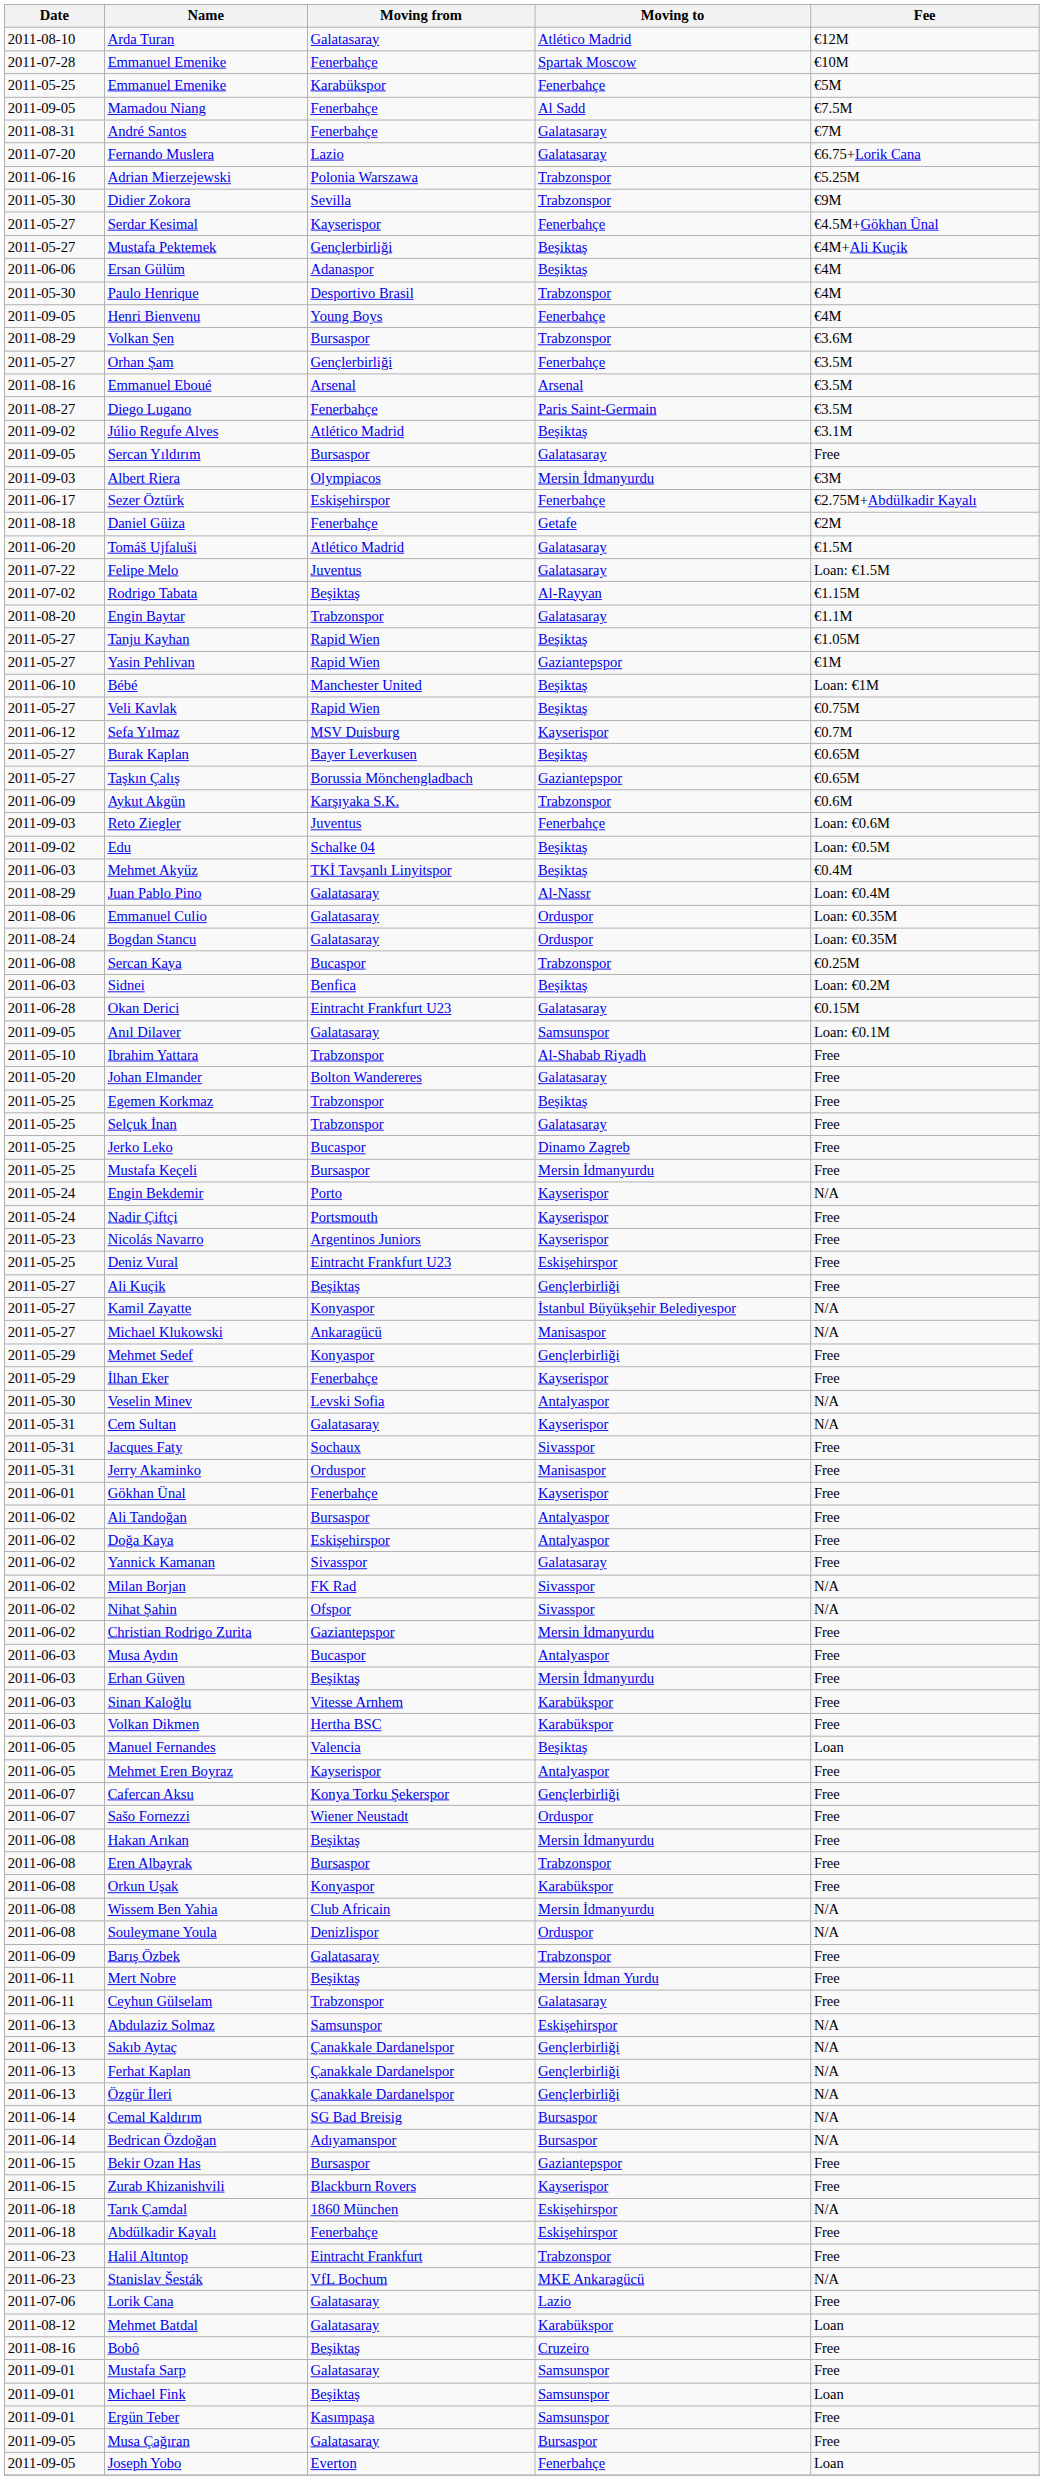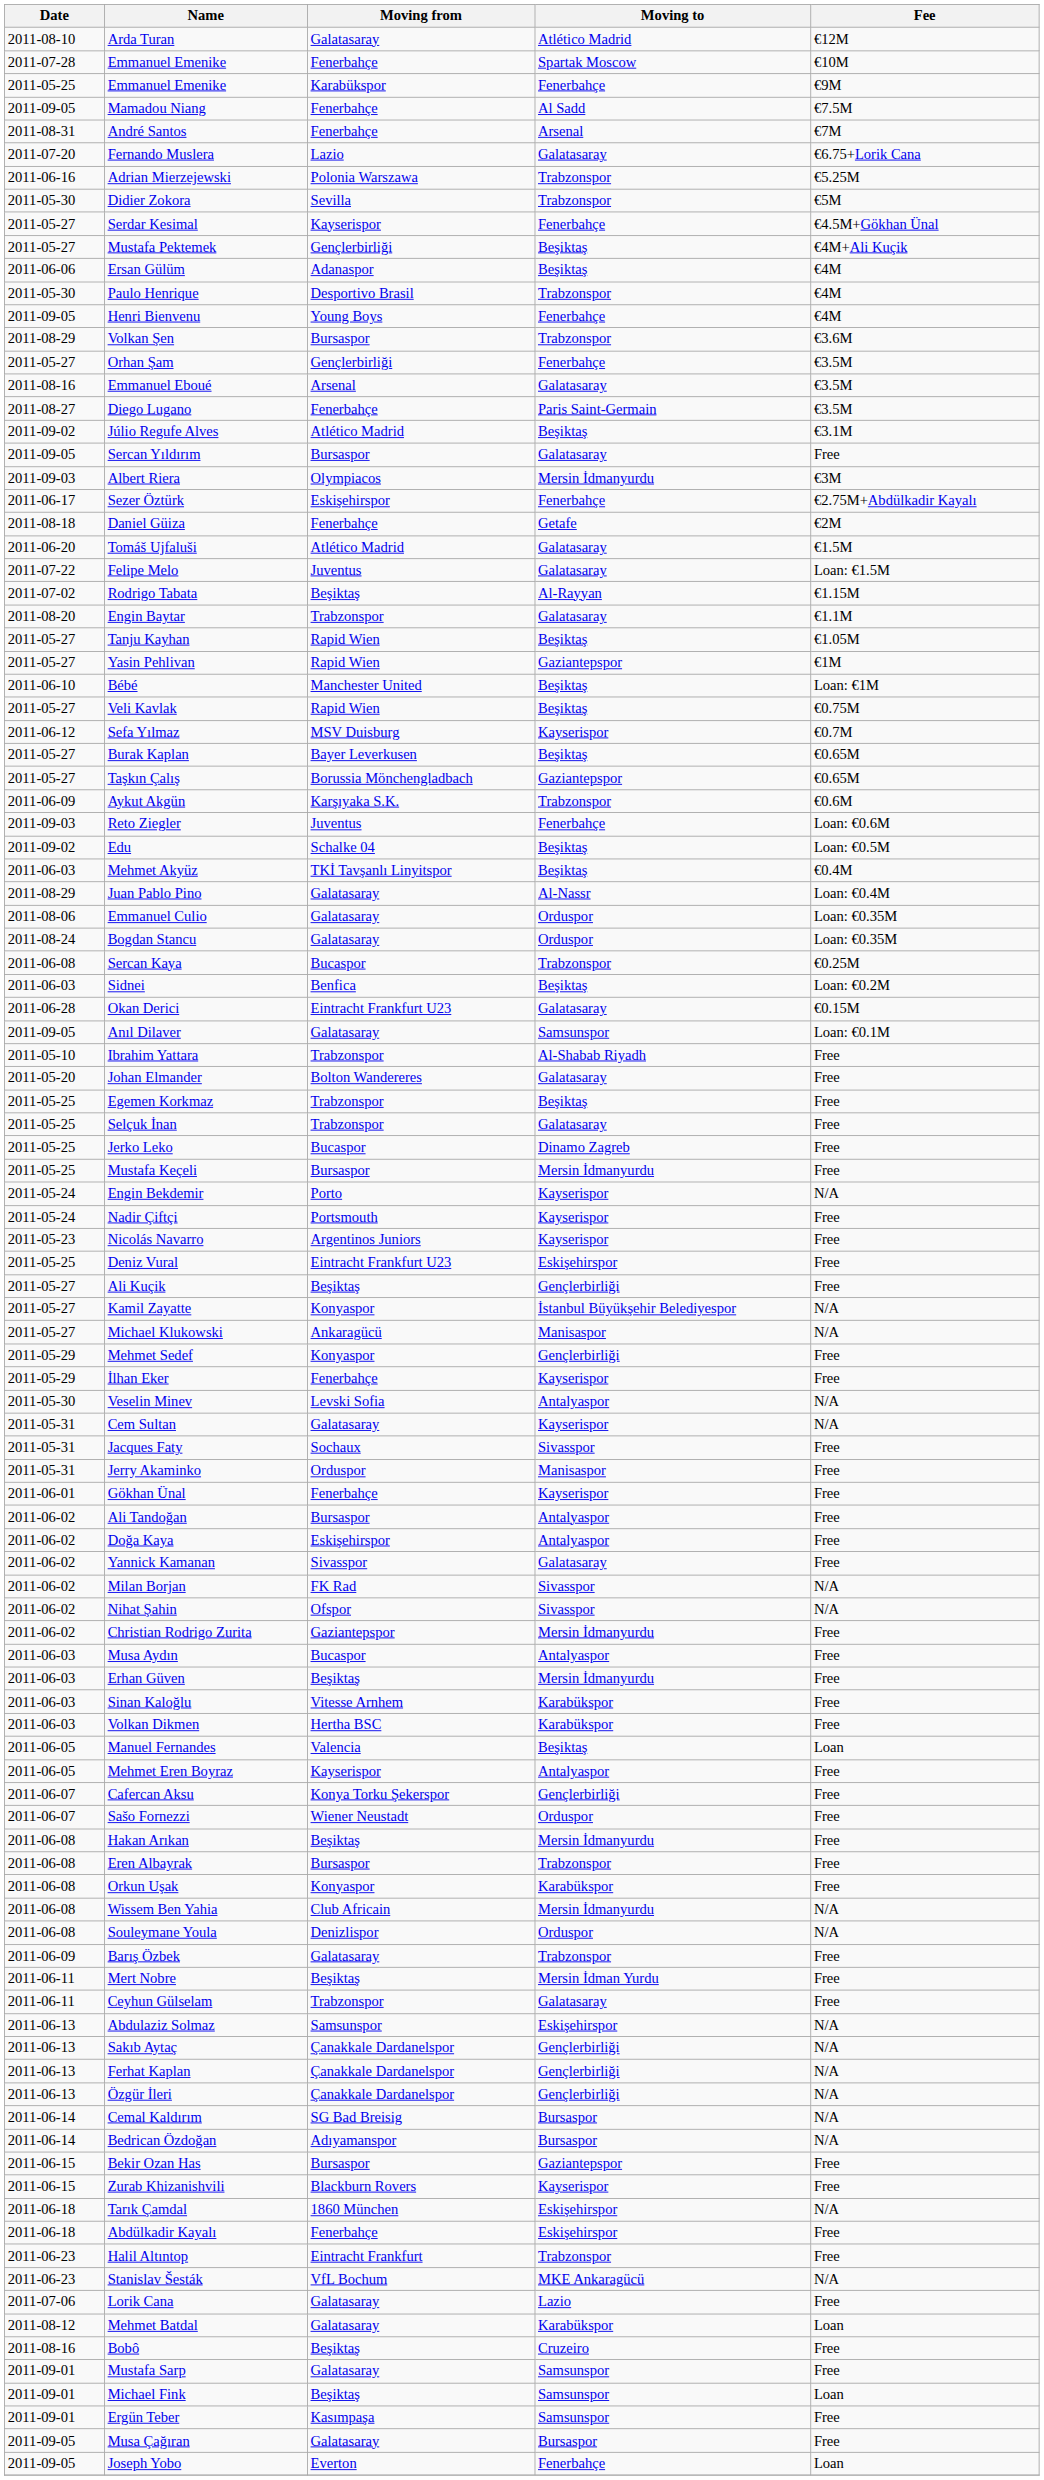(828, 85) €5M -> (828, 85) €9M
(572, 131) Galatasaray -> (561, 131) Arsenal
(828, 200) €9M -> (828, 200) €5M
(561, 385) Arsenal -> (572, 385) Galatasaray
